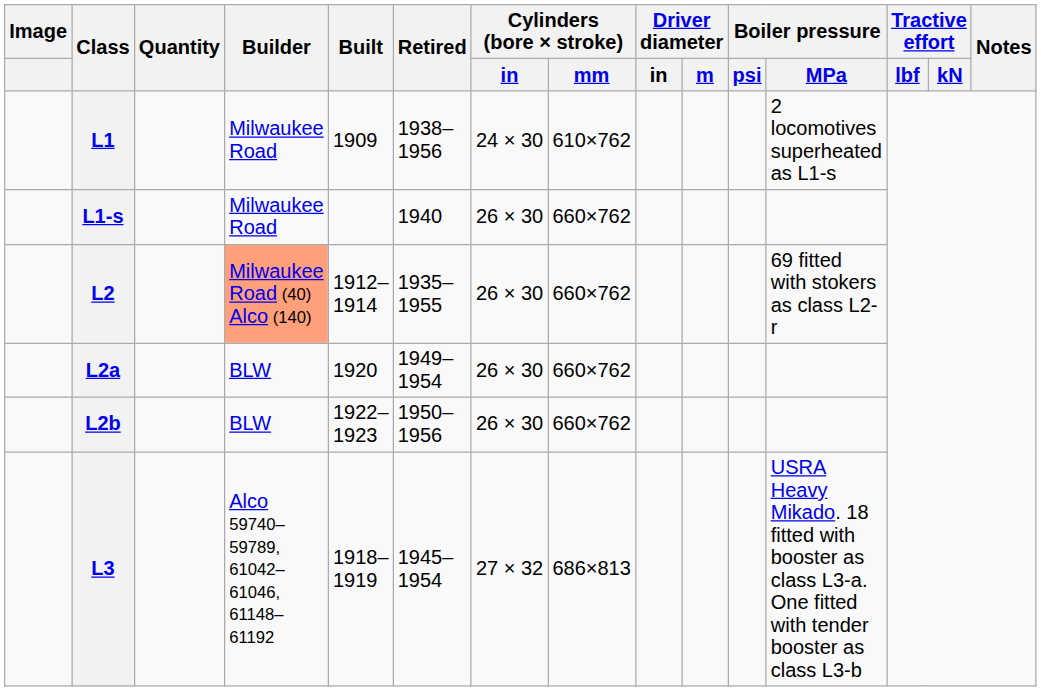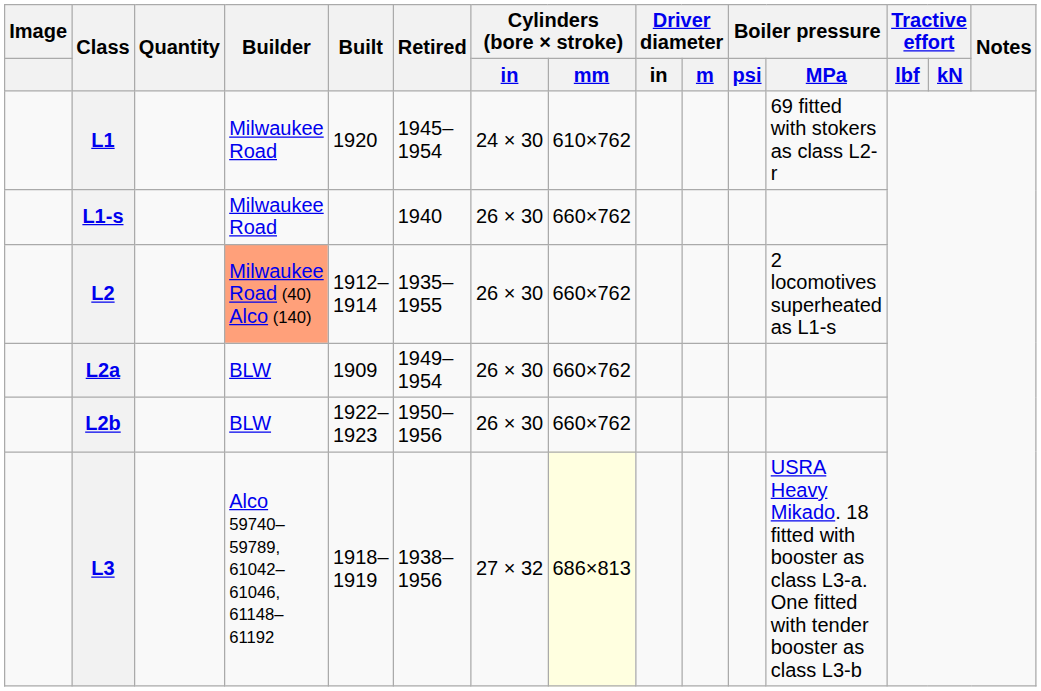(355, 140) 1909 -> (355, 140) 1920
(426, 140) 1938–1956 -> (426, 140) 1945–1954
(826, 140) 2 locomotives superheated as L1-s -> (824, 140) 69 fitted with stokers as class L2-r
(824, 293) 69 fitted with stokers as class L2-r -> (826, 293) 2 locomotives superheated as L1-s
(355, 370) 1920 -> (355, 370) 1909
(426, 568) 1945–1954 -> (426, 568) 1938–1956
(592, 568) no background -> (592, 568) lightyellow background
